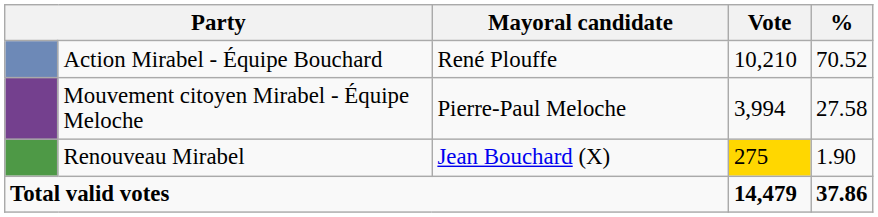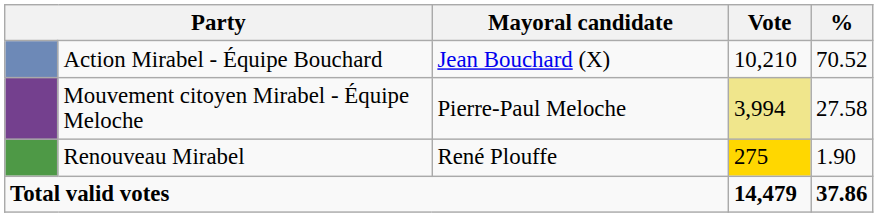(497, 58) René Plouffe -> (524, 58) Jean Bouchard (X)
(760, 108) no background -> (760, 108) khaki background
(524, 157) Jean Bouchard (X) -> (497, 157) René Plouffe
